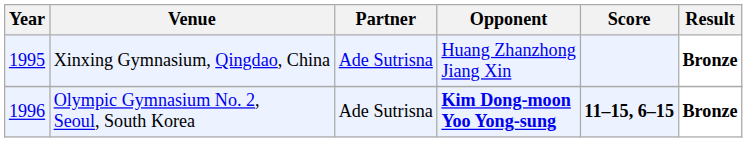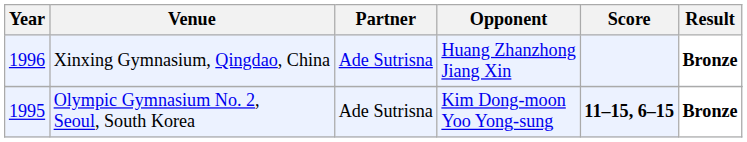(27, 60) 1995 -> (27, 60) 1996
(27, 111) 1996 -> (27, 111) 1995
(506, 111) bold -> (504, 111) normal
